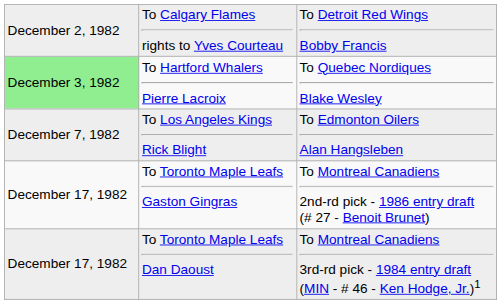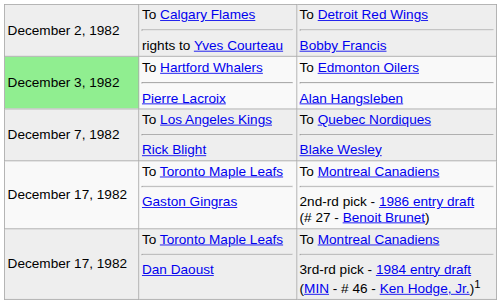(397, 82) To Quebec Nordiques Blake Wesley -> (397, 82) To Edmonton Oilers Alan Hangsleben
(397, 134) To Edmonton Oilers Alan Hangsleben -> (397, 134) To Quebec Nordiques Blake Wesley
